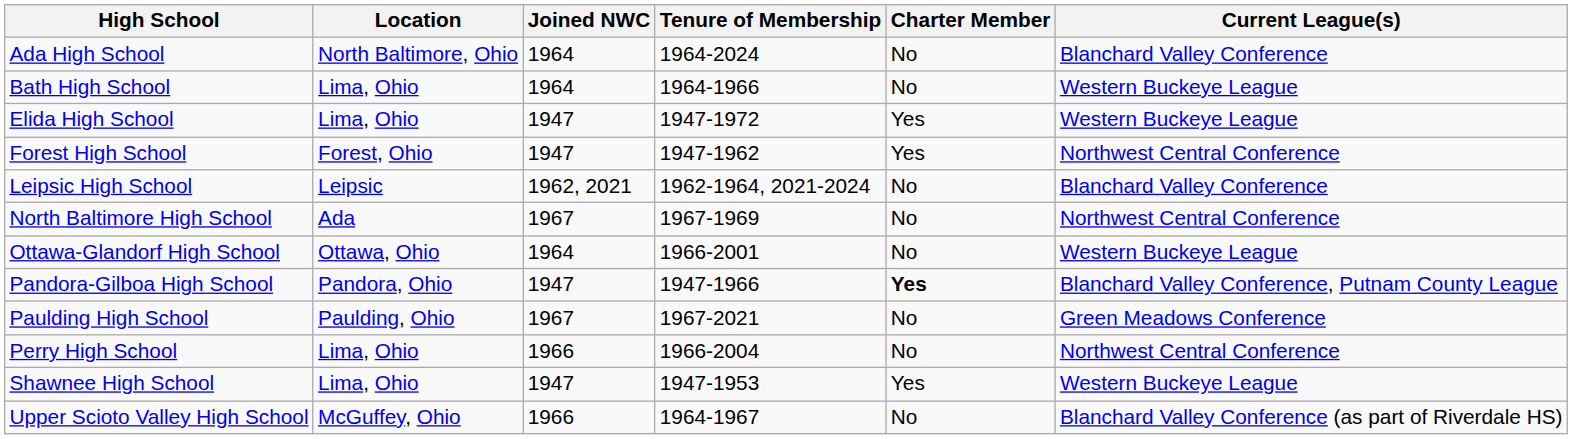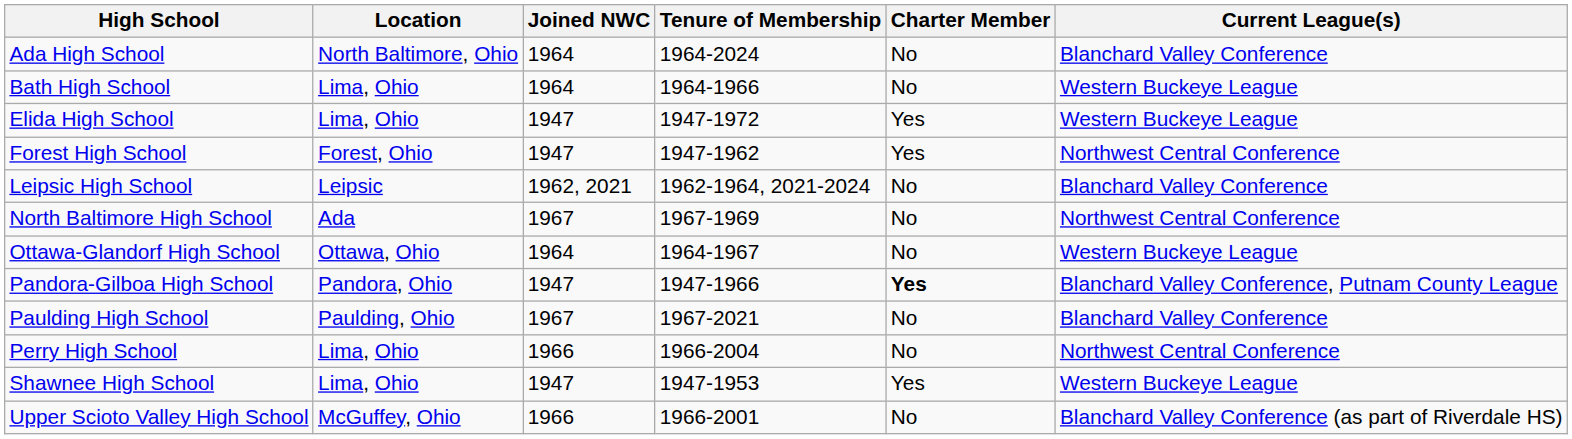(709, 251) 1966-2001 -> (709, 251) 1964-1967
(1193, 317) Green Meadows Conference -> (1194, 317) Blanchard Valley Conference
(709, 416) 1964-1967 -> (709, 416) 1966-2001
